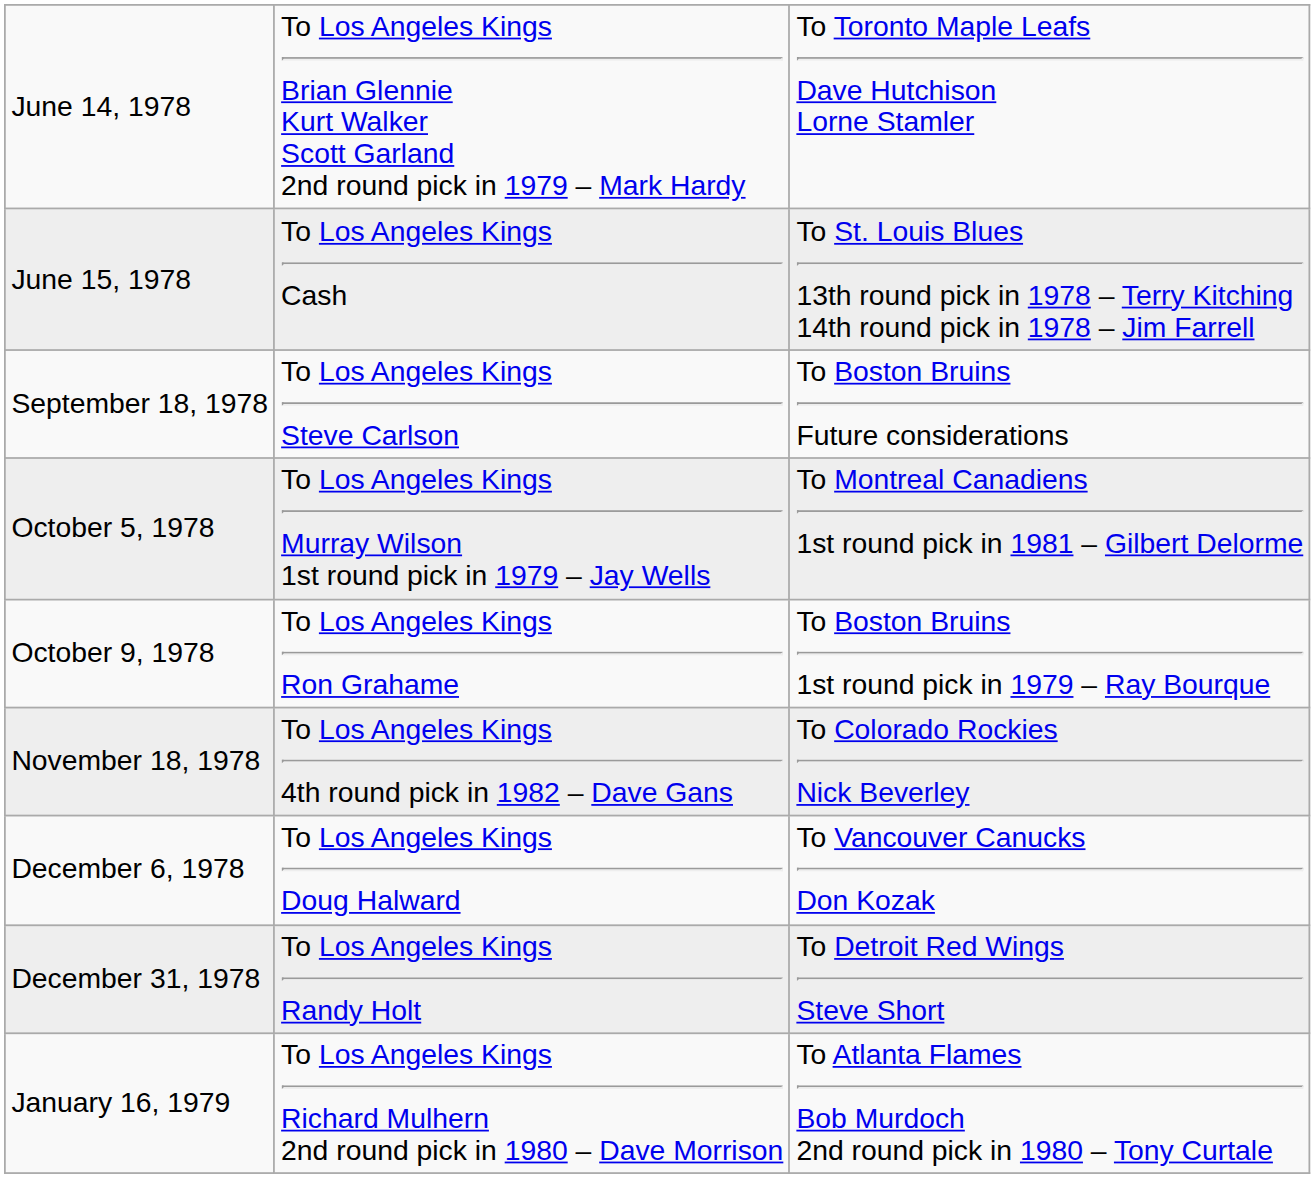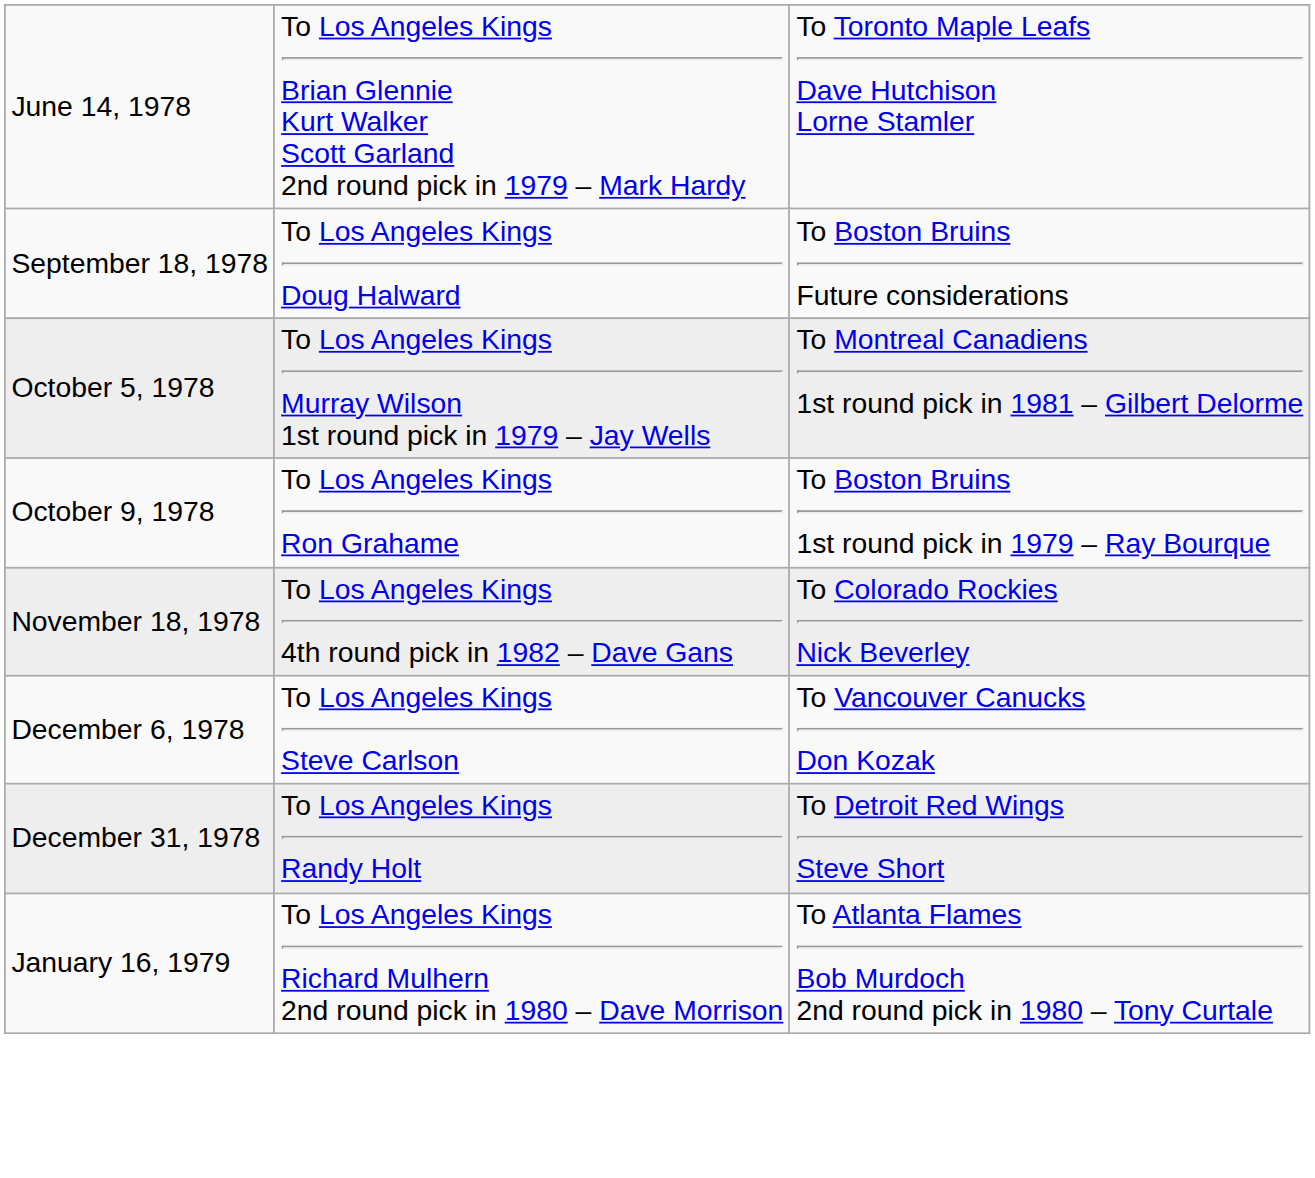- row: (101, 278)
(532, 403) To Los Angeles Kings Steve Carlson -> (532, 263) To Los Angeles Kings Doug Halward
(532, 869) To Los Angeles Kings Doug Halward -> (532, 729) To Los Angeles Kings Steve Carlson
